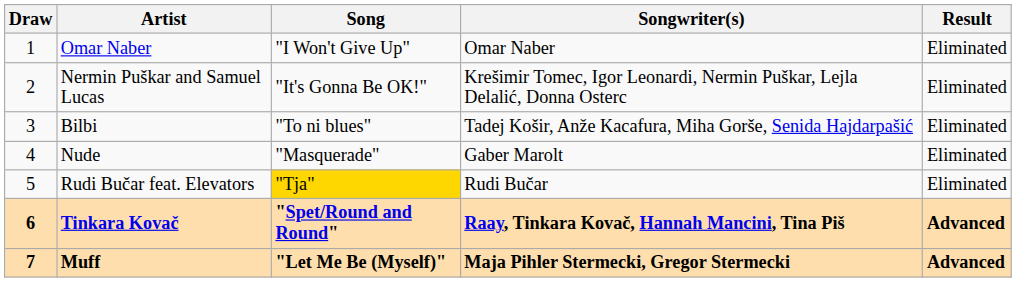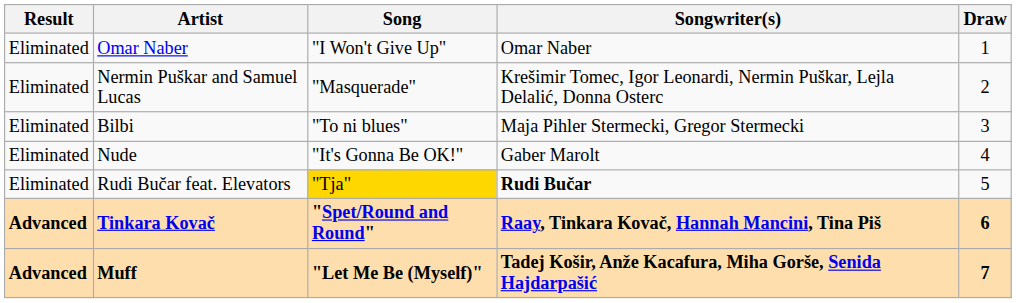columns swapped: (31, 18) <-> (967, 18)
(351, 87) "It's Gonna Be OK!" -> (364, 87) "Masquerade"
(689, 126) Tadej Košir, Anže Kacafura, Miha Gorše, Senida Hajdarpašić -> (652, 126) Maja Pihler Stermecki, Gregor Stermecki
(327, 155) "Masquerade" -> (388, 155) "It's Gonna Be OK!"
(506, 184) normal -> (546, 184) bold
(627, 262) Maja Pihler Stermecki, Gregor Stermecki -> (691, 272) Tadej Košir, Anže Kacafura, Miha Gorše, Senida Hajdarpašić
